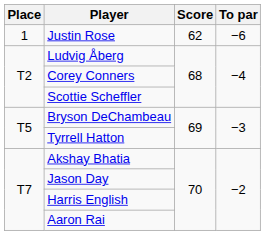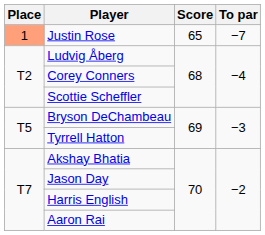(24, 35) no background -> (24, 35) lightsalmon background
(195, 35) 62 -> (195, 35) 65
(238, 35) −6 -> (238, 35) −7
